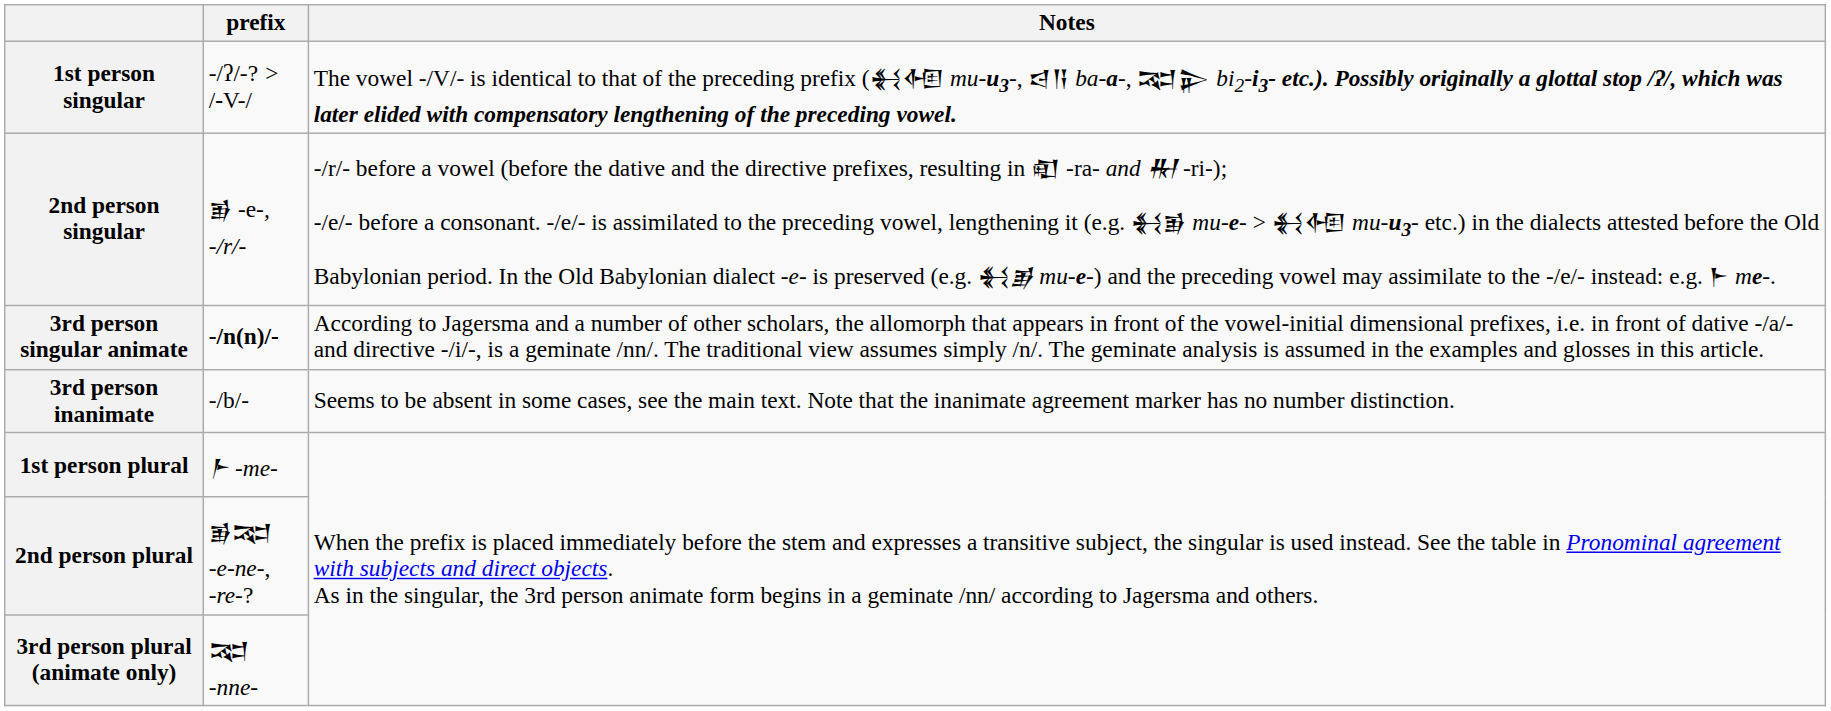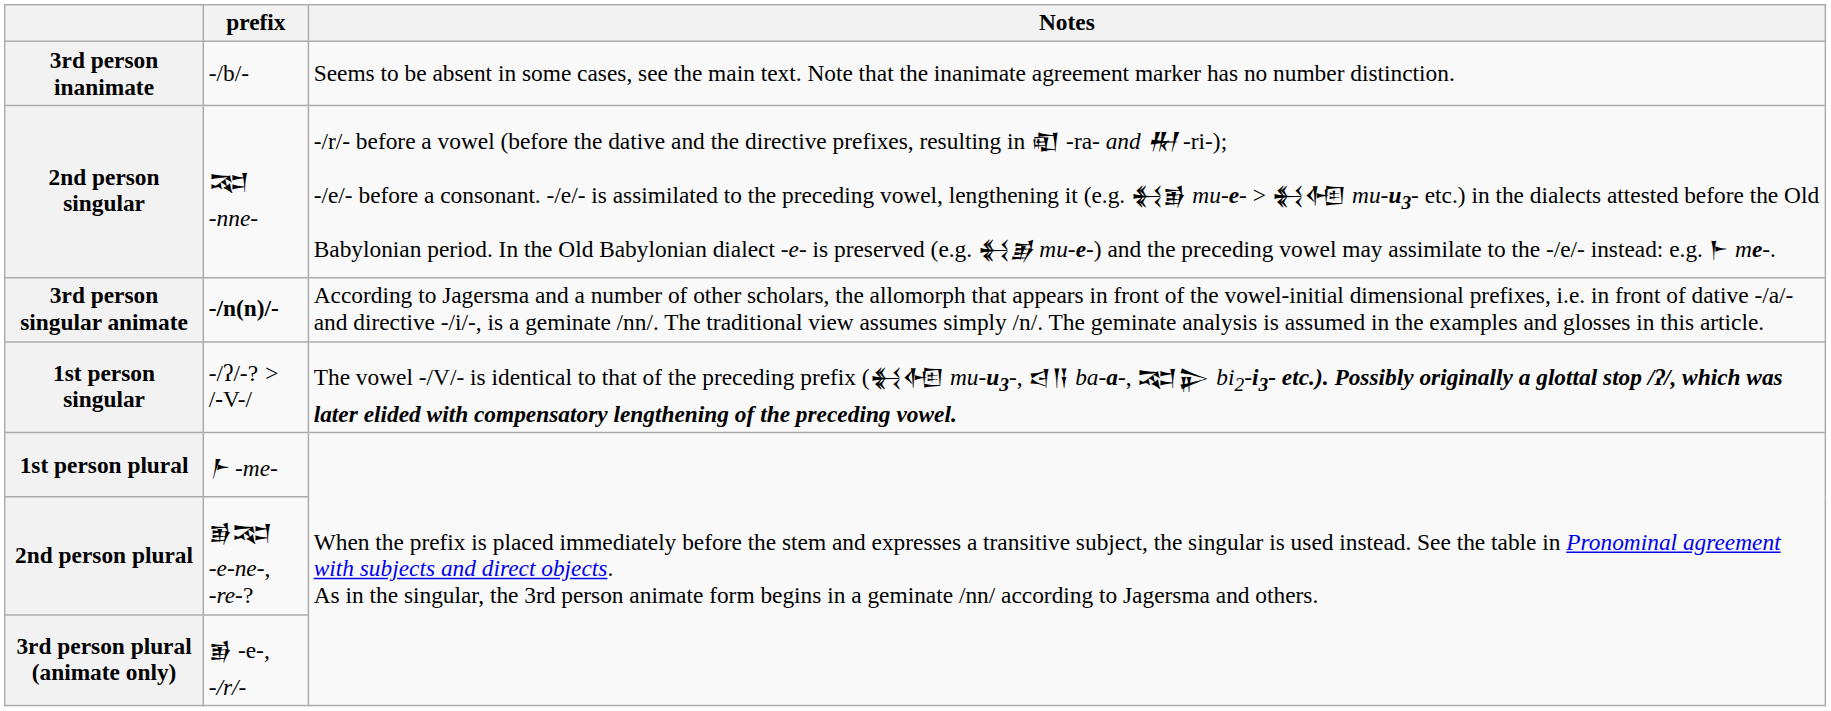rows swapped: (104, 87) <-> (104, 400)
(239, 227) 𒂊 -e-, ‑/r/‑ -> (233, 200) 𒉈 ‑nne-
(233, 668) 𒉈 ‑nne- -> (239, 668) 𒂊 -e-, ‑/r/‑
